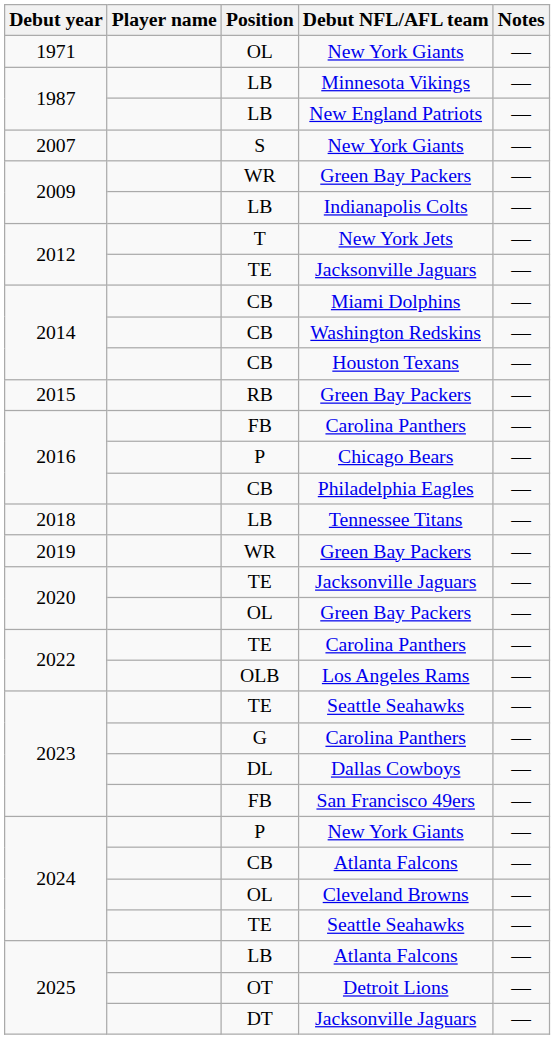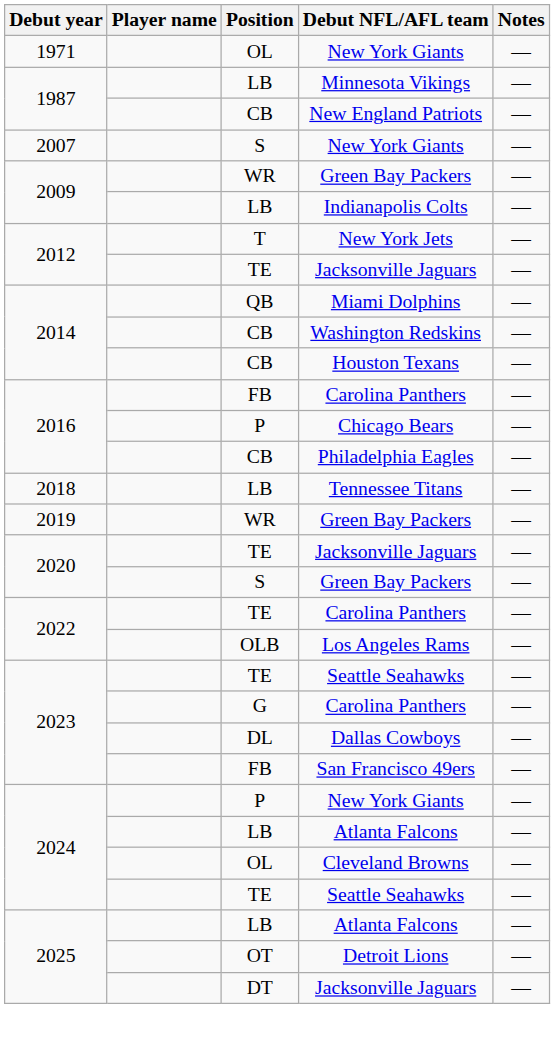(260, 113) LB -> (260, 113) CB
(260, 301) CB -> (260, 301) QB
- row: (56, 394)
(260, 613) OL -> (260, 581) S
(260, 862) CB -> (260, 831) LB
